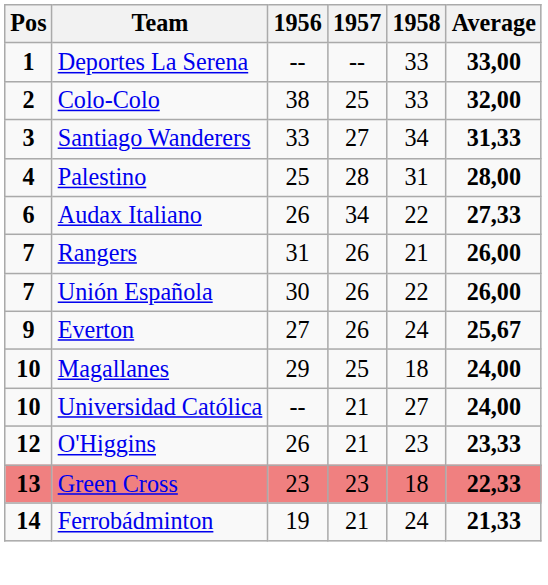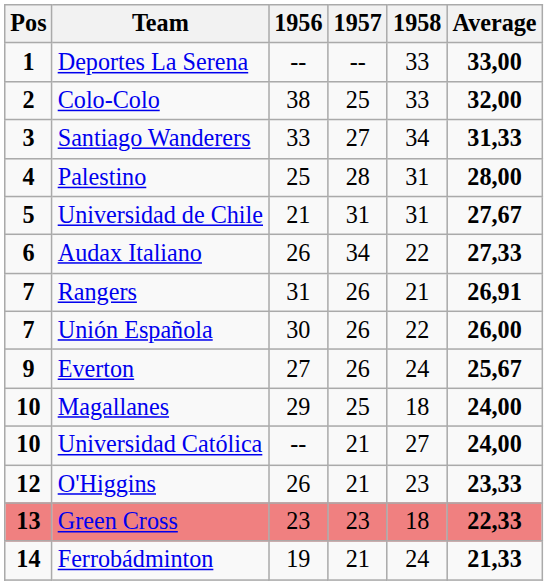+ row: (160, 215)
(494, 253) 26,00 -> (495, 291) 26,91
